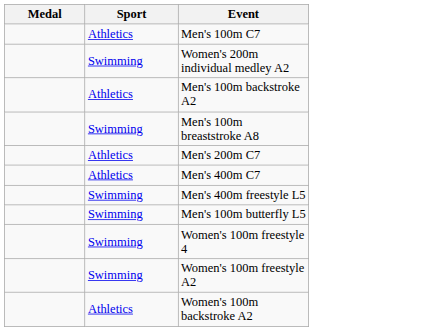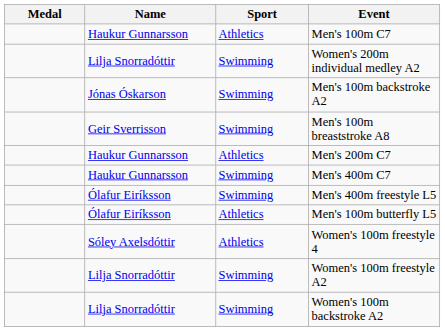+ column: (150, 14)
(110, 94) Athletics -> (246, 94) Swimming
(110, 175) Athletics -> (246, 175) Swimming
(115, 214) Swimming -> (241, 214) Athletics
(115, 241) Swimming -> (241, 241) Athletics
(110, 309) Athletics -> (246, 309) Swimming
